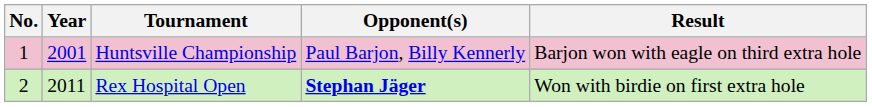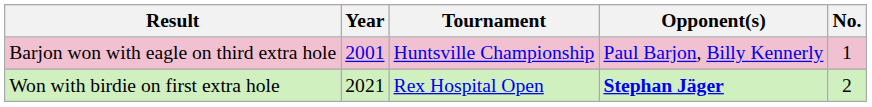columns swapped: (24, 20) <-> (698, 20)
(66, 85) 2011 -> (365, 85) 2021
